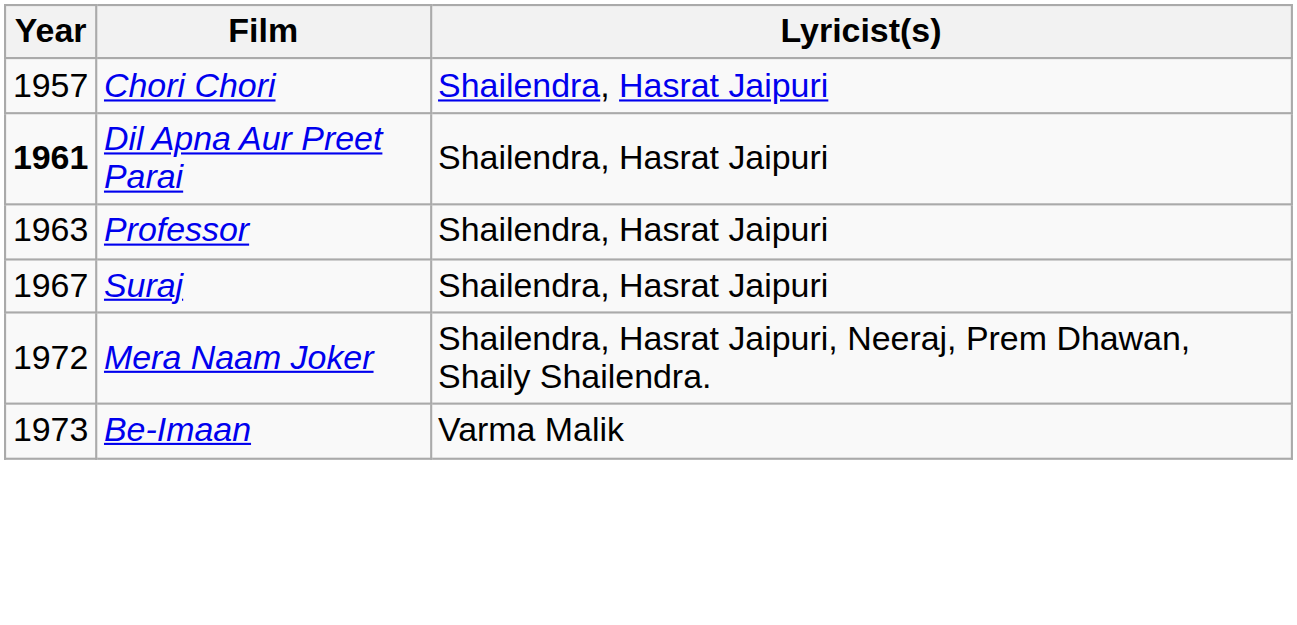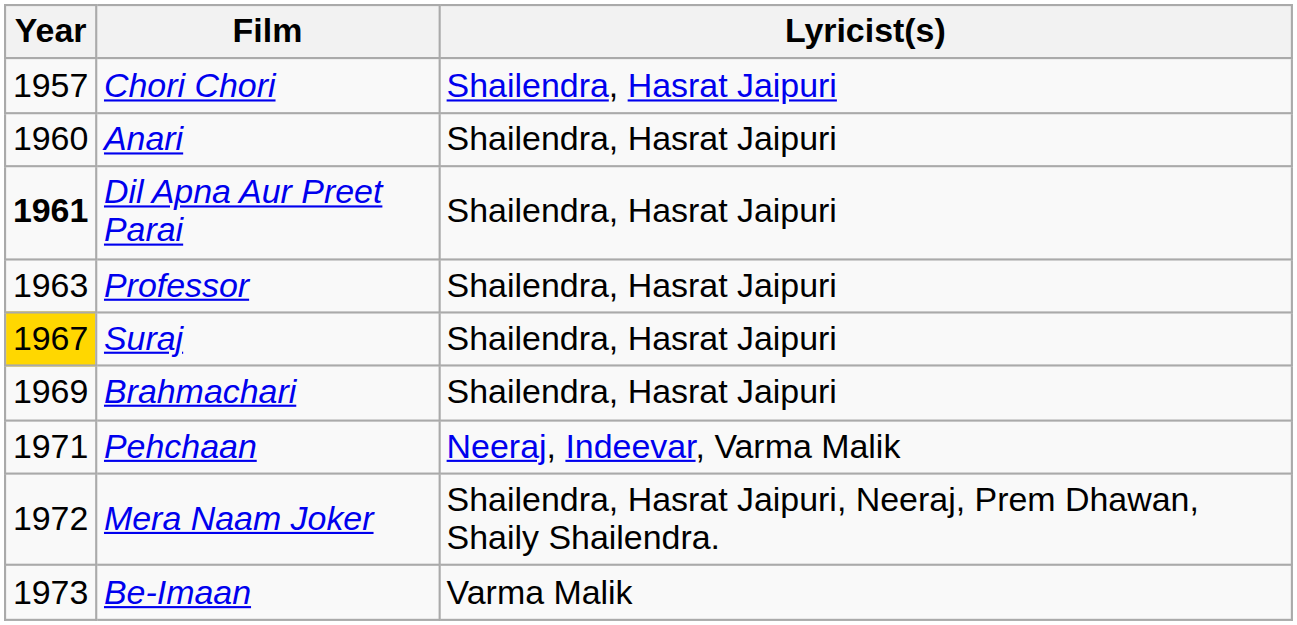+ row: (144, 138)
(51, 284) no background -> (51, 338) gold background
+ row: (200, 392)
+ row: (180, 446)
